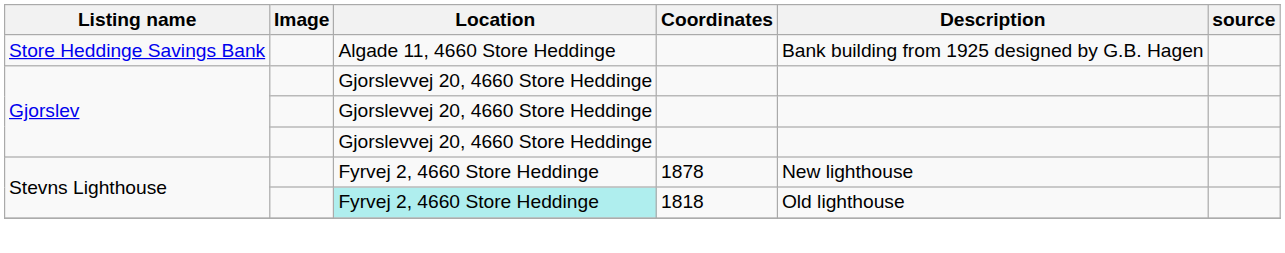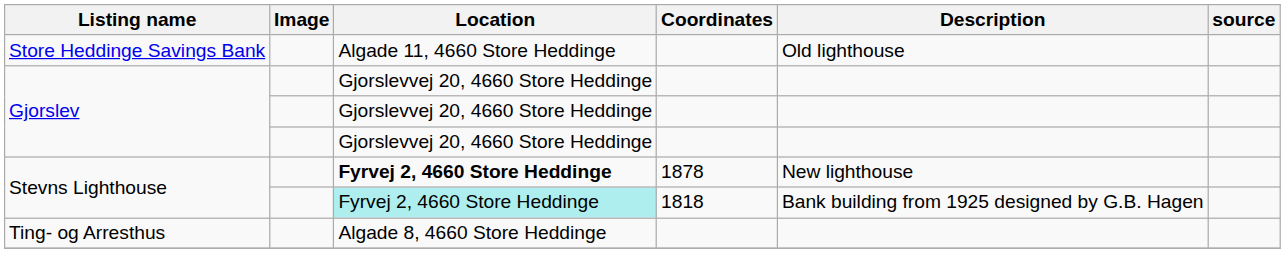(993, 50) Bank building from 1925 designed by G.B. Hagen -> (843, 50) Old lighthouse
(469, 171) normal -> (475, 171) bold
(843, 202) Old lighthouse -> (993, 202) Bank building from 1925 designed by G.B. Hagen
+ row: (87, 232)
